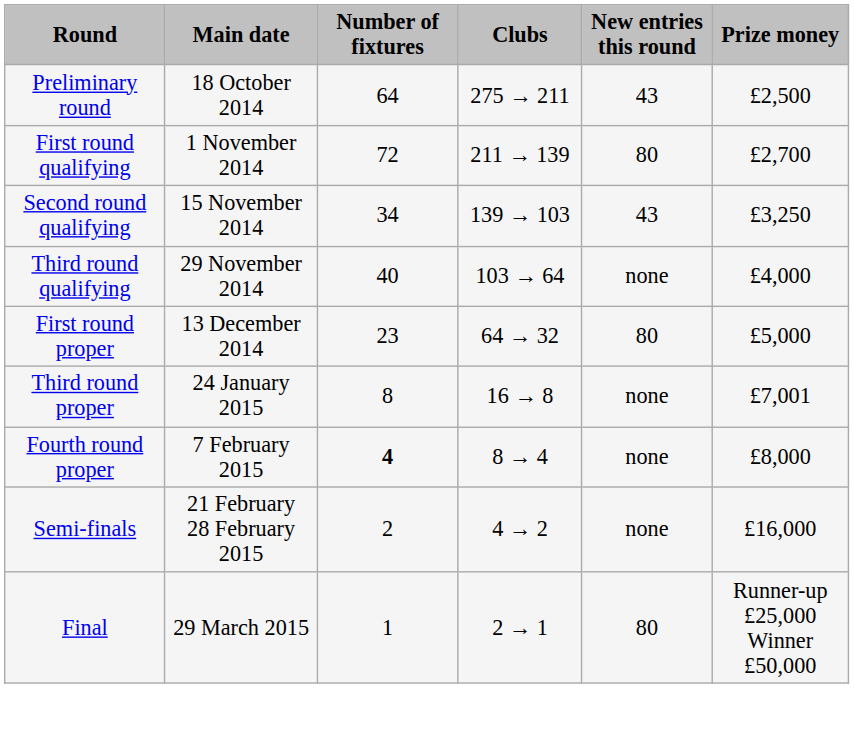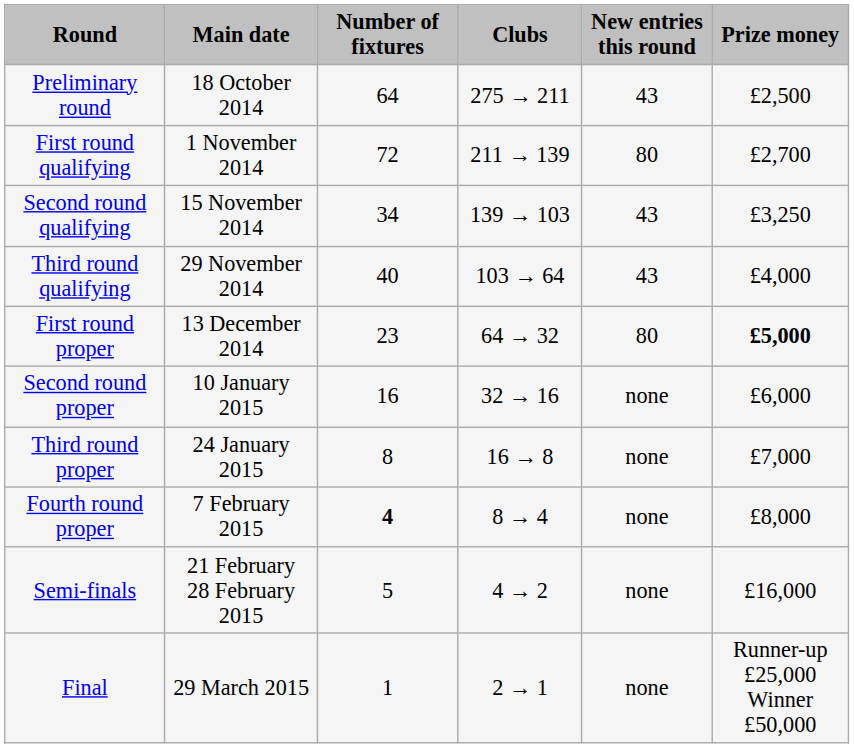(647, 275) none -> (647, 275) 43
(780, 336) normal -> (780, 336) bold
+ row: (85, 396)
(780, 396) £7,001 -> (780, 456) £7,000
(388, 529) 2 -> (388, 589) 5
(647, 627) 80 -> (647, 687) none
